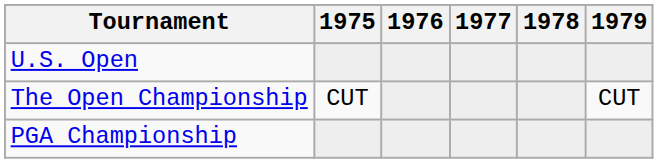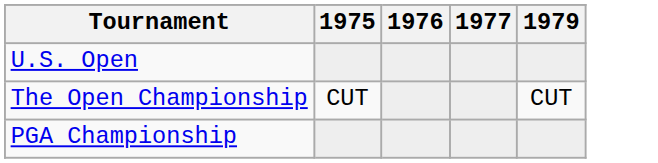- column: (551, 24)
